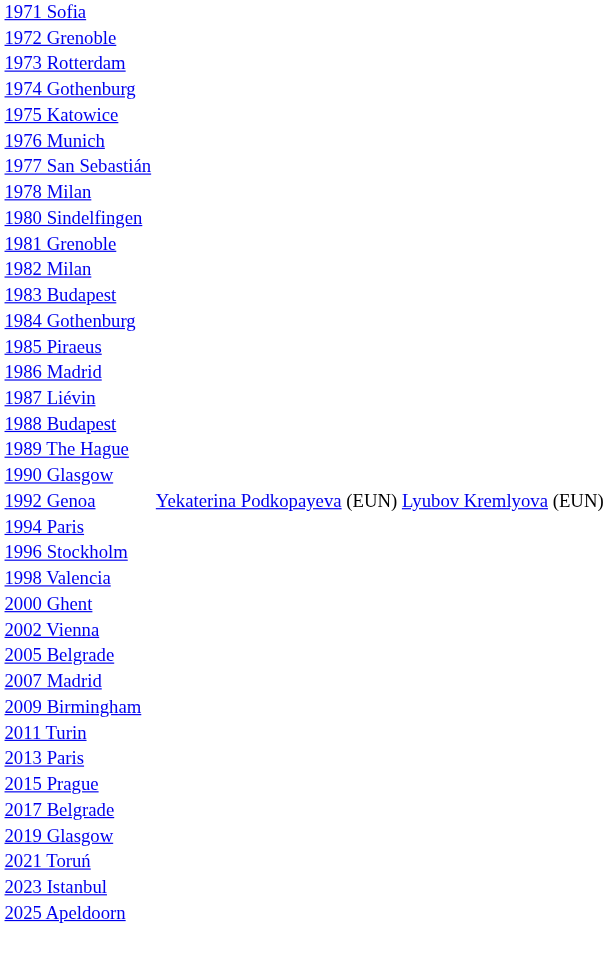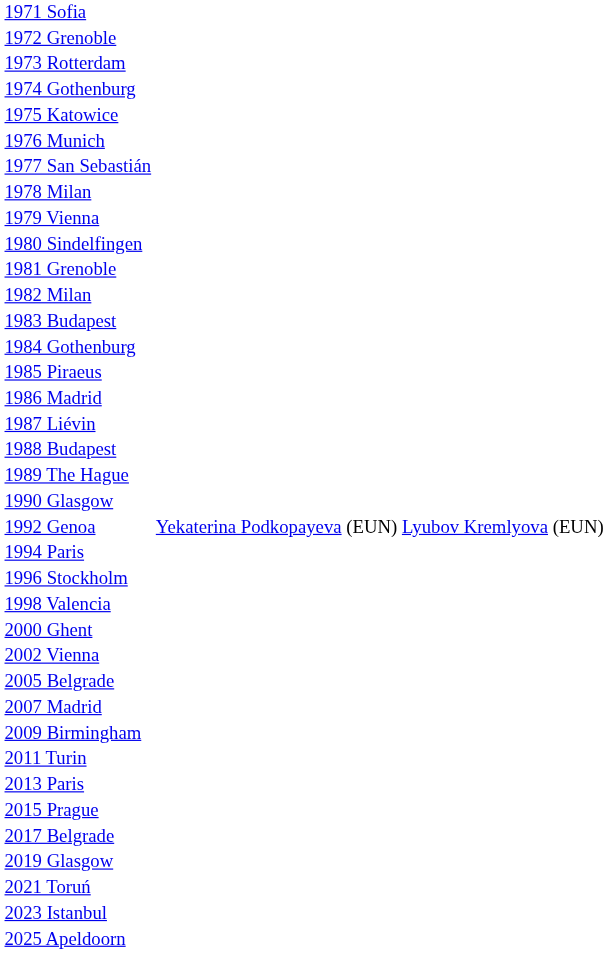+ row: (52, 217)
